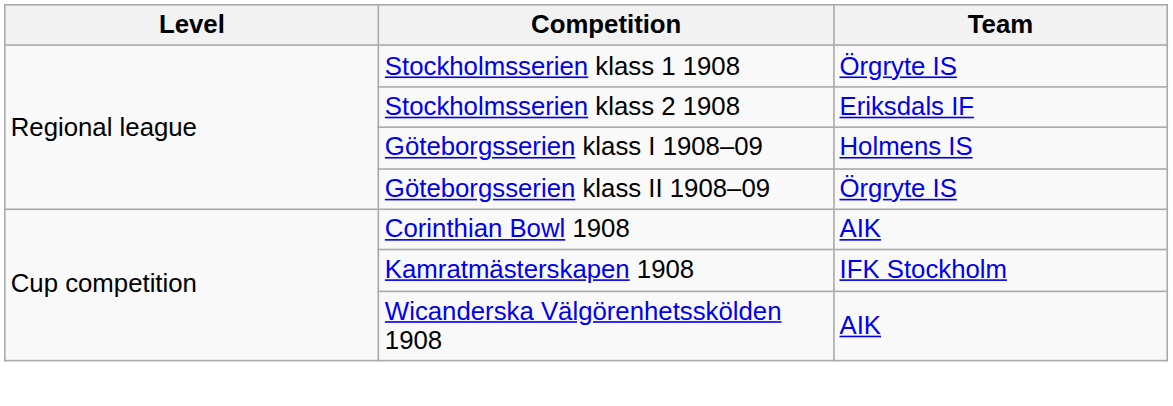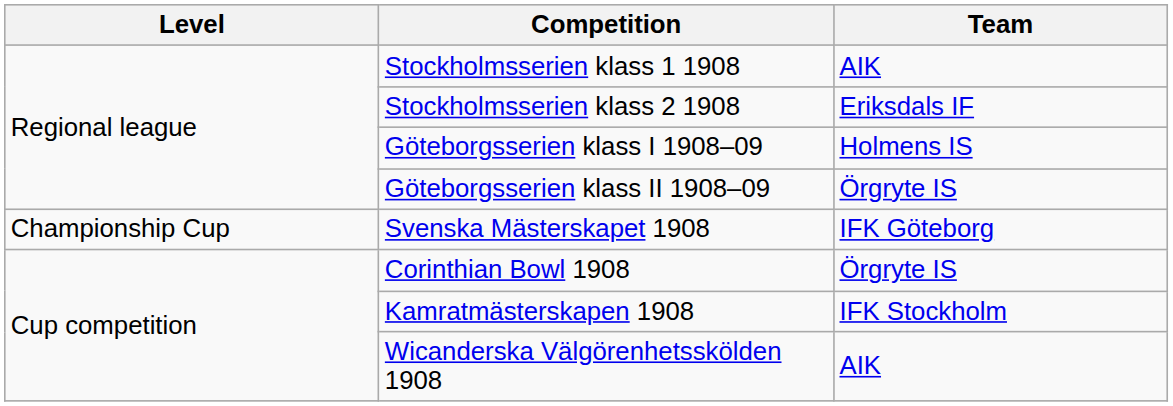(898, 65) Örgryte IS -> (860, 65) AIK
+ row: (547, 229)
(860, 229) AIK -> (898, 270) Örgryte IS
